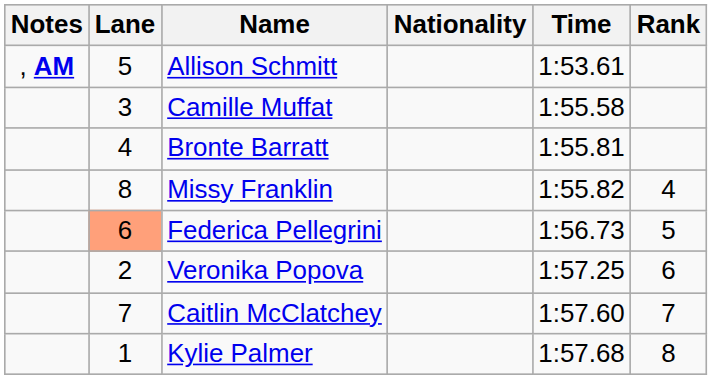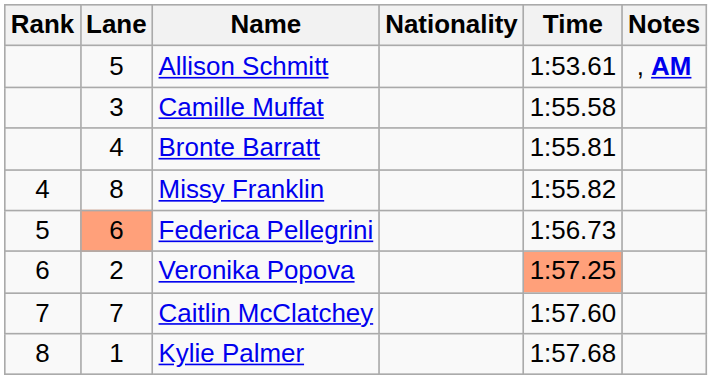columns swapped: (668, 25) <-> (47, 25)
(582, 271) no background -> (573, 271) lightsalmon background
